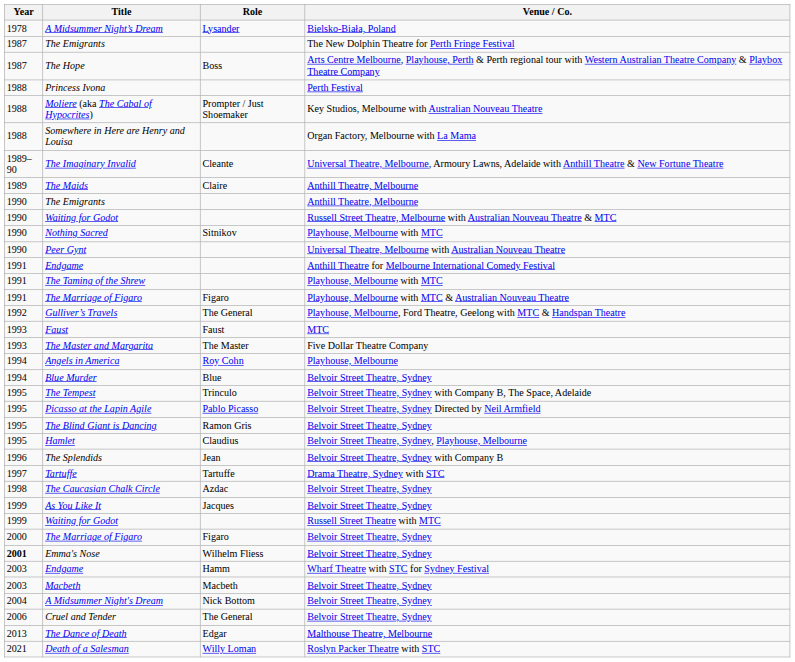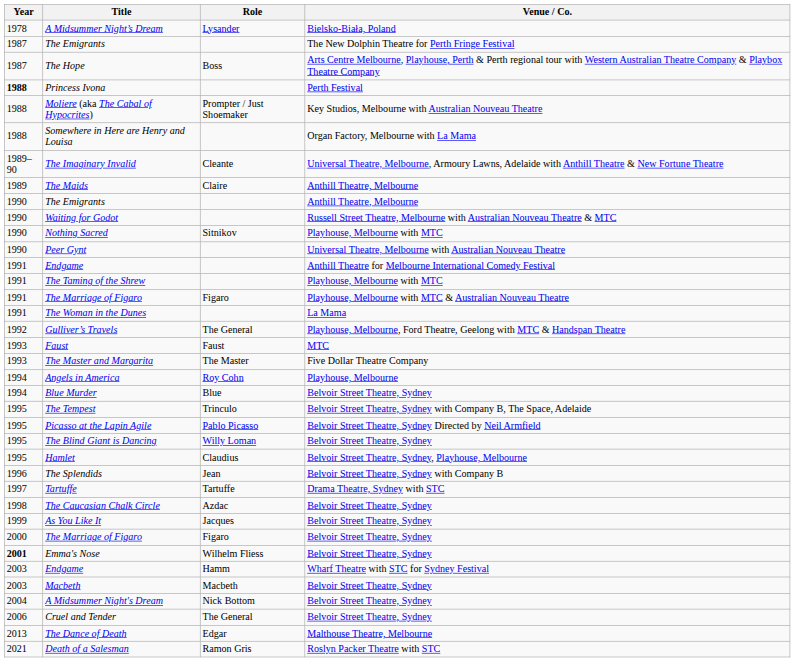(17, 87) normal -> (17, 87) bold
+ row: (96, 313)
(227, 425) Ramon Gris -> (229, 441) Willy Loman
- row: (82, 521)
(229, 649) Willy Loman -> (227, 649) Ramon Gris
